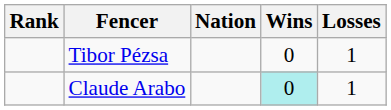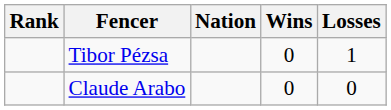(289, 88) paleturquoise background -> (289, 88) no background
(351, 88) 1 -> (351, 88) 0
